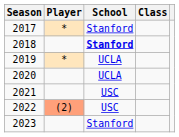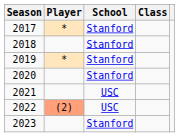(110, 44) bold -> (110, 44) normal
(110, 60) UCLA -> (110, 60) Stanford
(110, 76) UCLA -> (110, 76) Stanford
